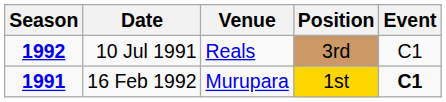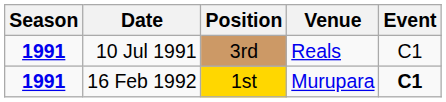columns swapped: (247, 20) <-> (336, 20)
(44, 51) 1992 -> (44, 51) 1991
